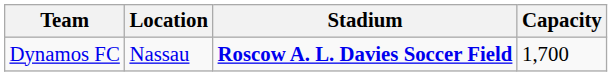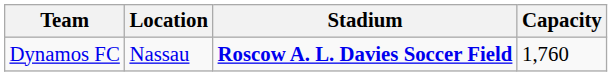(545, 53) 1,700 -> (545, 53) 1,760
